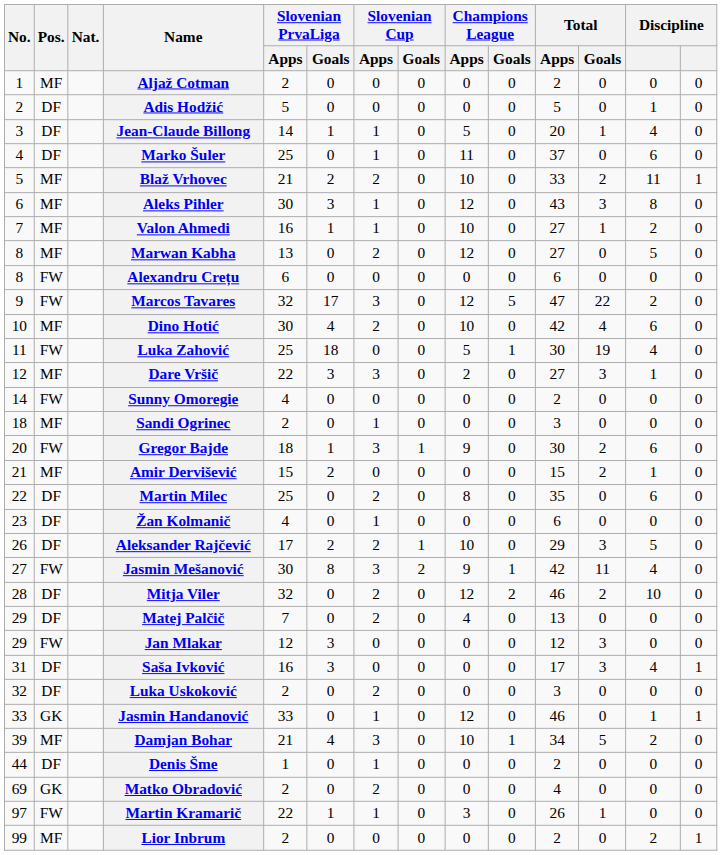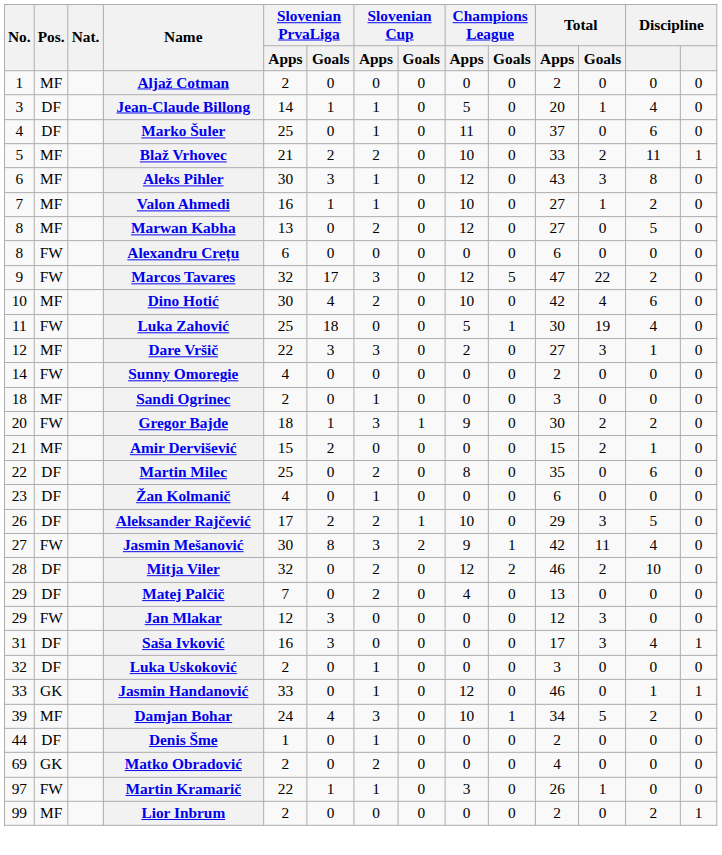- row: (183, 107)
(653, 448) 6 -> (653, 423) 2
(376, 691) 2 -> (376, 667) 1
(285, 740) 21 -> (285, 716) 24
